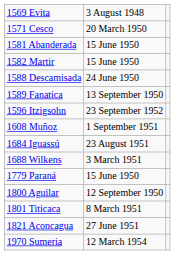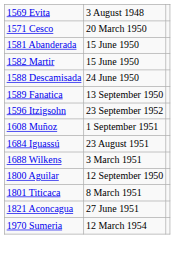- row: (31, 176)
